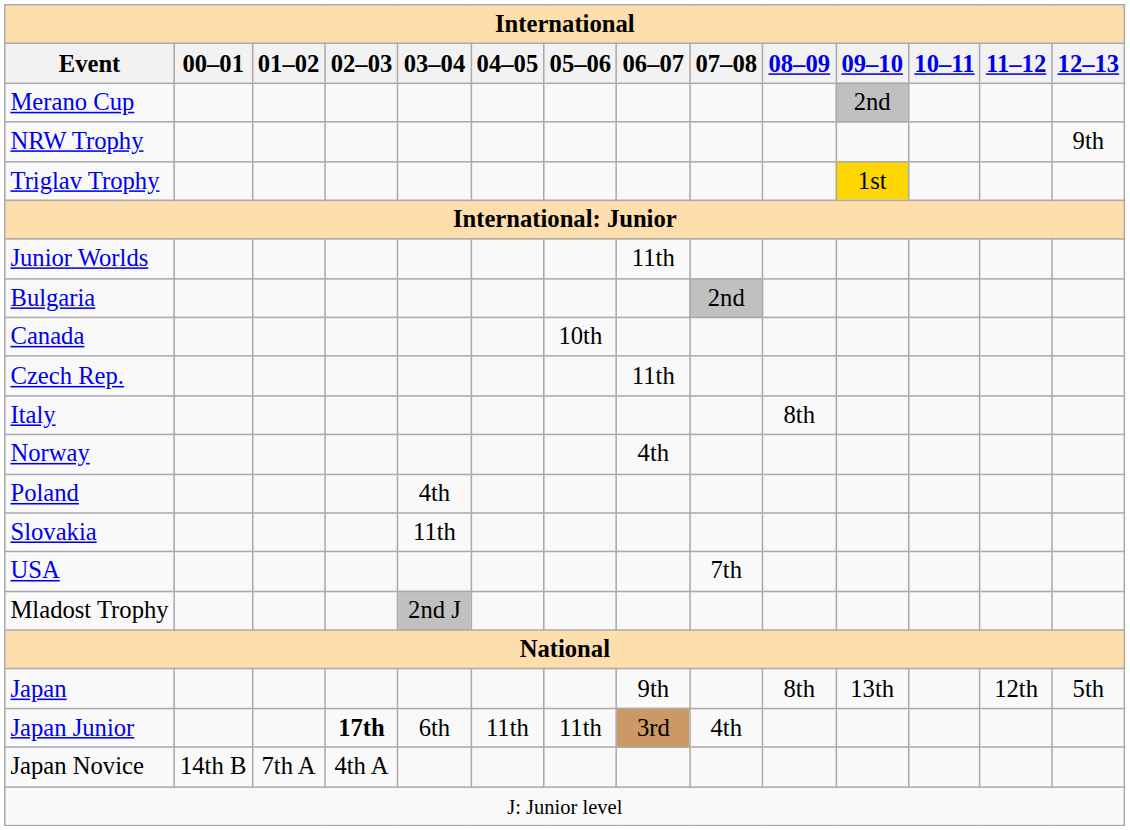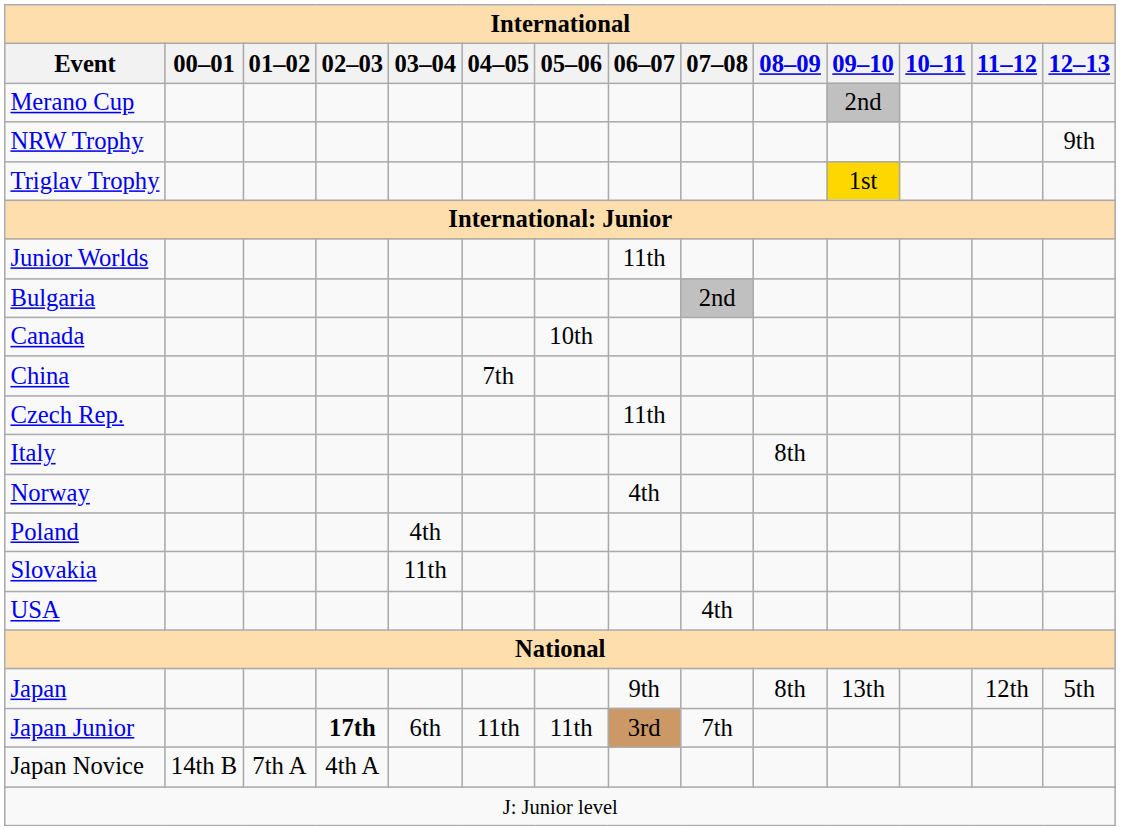+ row: (40, 375)
(726, 571) 7th -> (717, 610) 4th
- row: (90, 610)
(726, 727) 4th -> (717, 727) 7th
